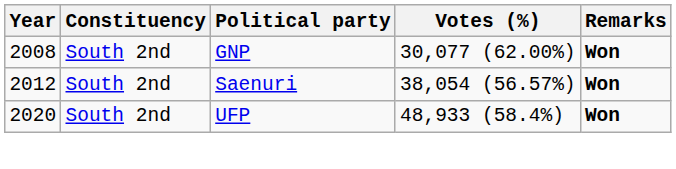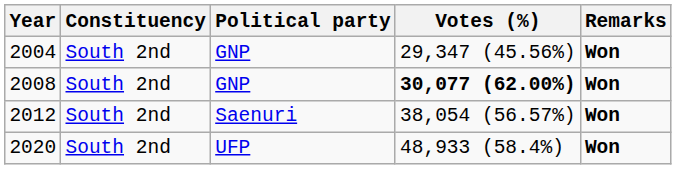+ row: (33, 52)
(488, 52) normal -> (488, 84) bold
